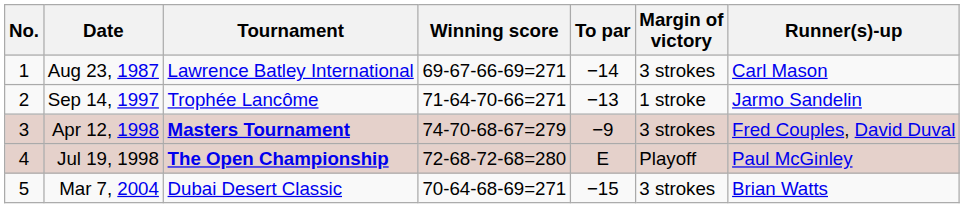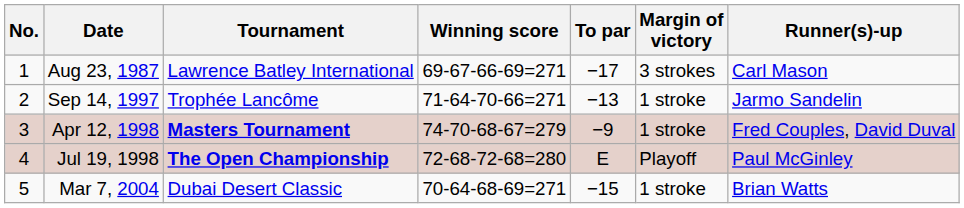(603, 70) −14 -> (603, 70) −17
(677, 129) 3 strokes -> (673, 129) 1 stroke
(677, 188) 3 strokes -> (673, 188) 1 stroke
